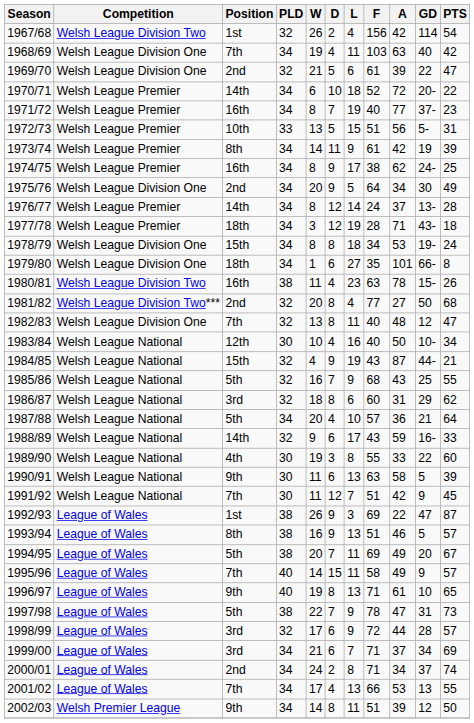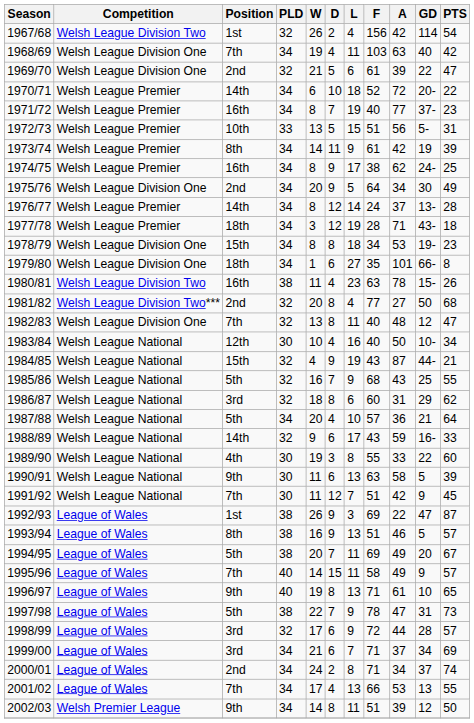(450, 245) 24 -> (450, 245) 23
